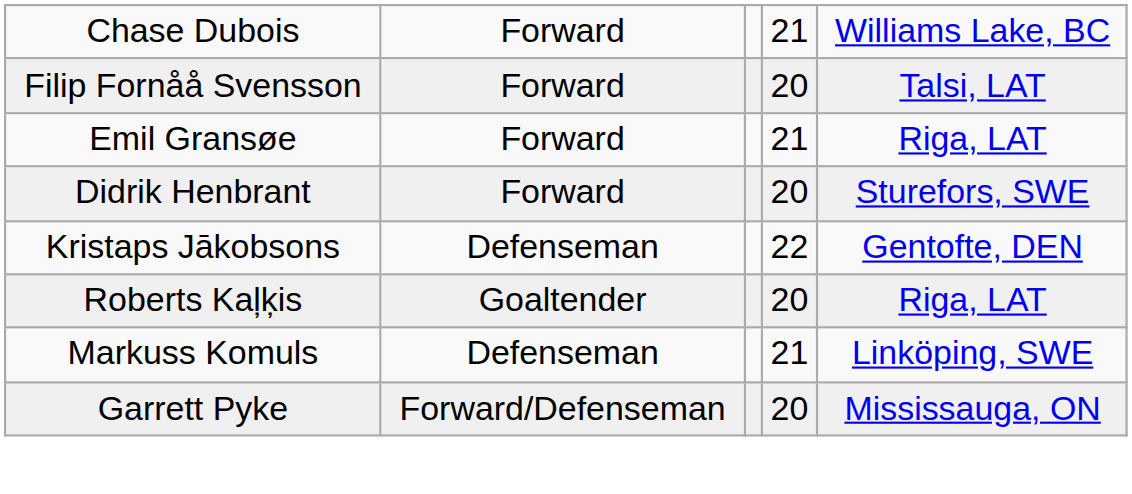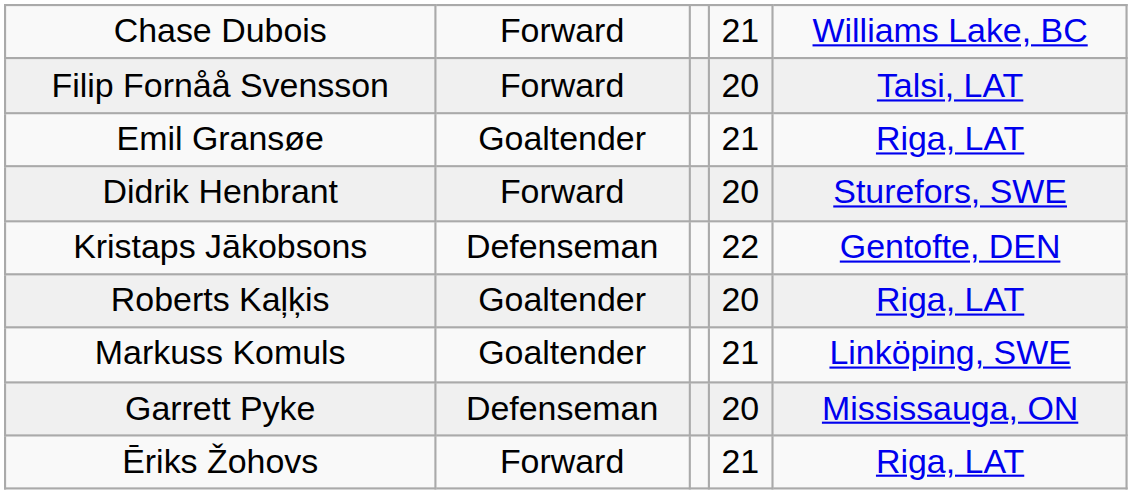(563, 138) Forward -> (562, 138) Goaltender
(563, 354) Defenseman -> (562, 354) Goaltender
(563, 407) Forward/Defenseman -> (562, 407) Defenseman
+ row: (220, 461)
